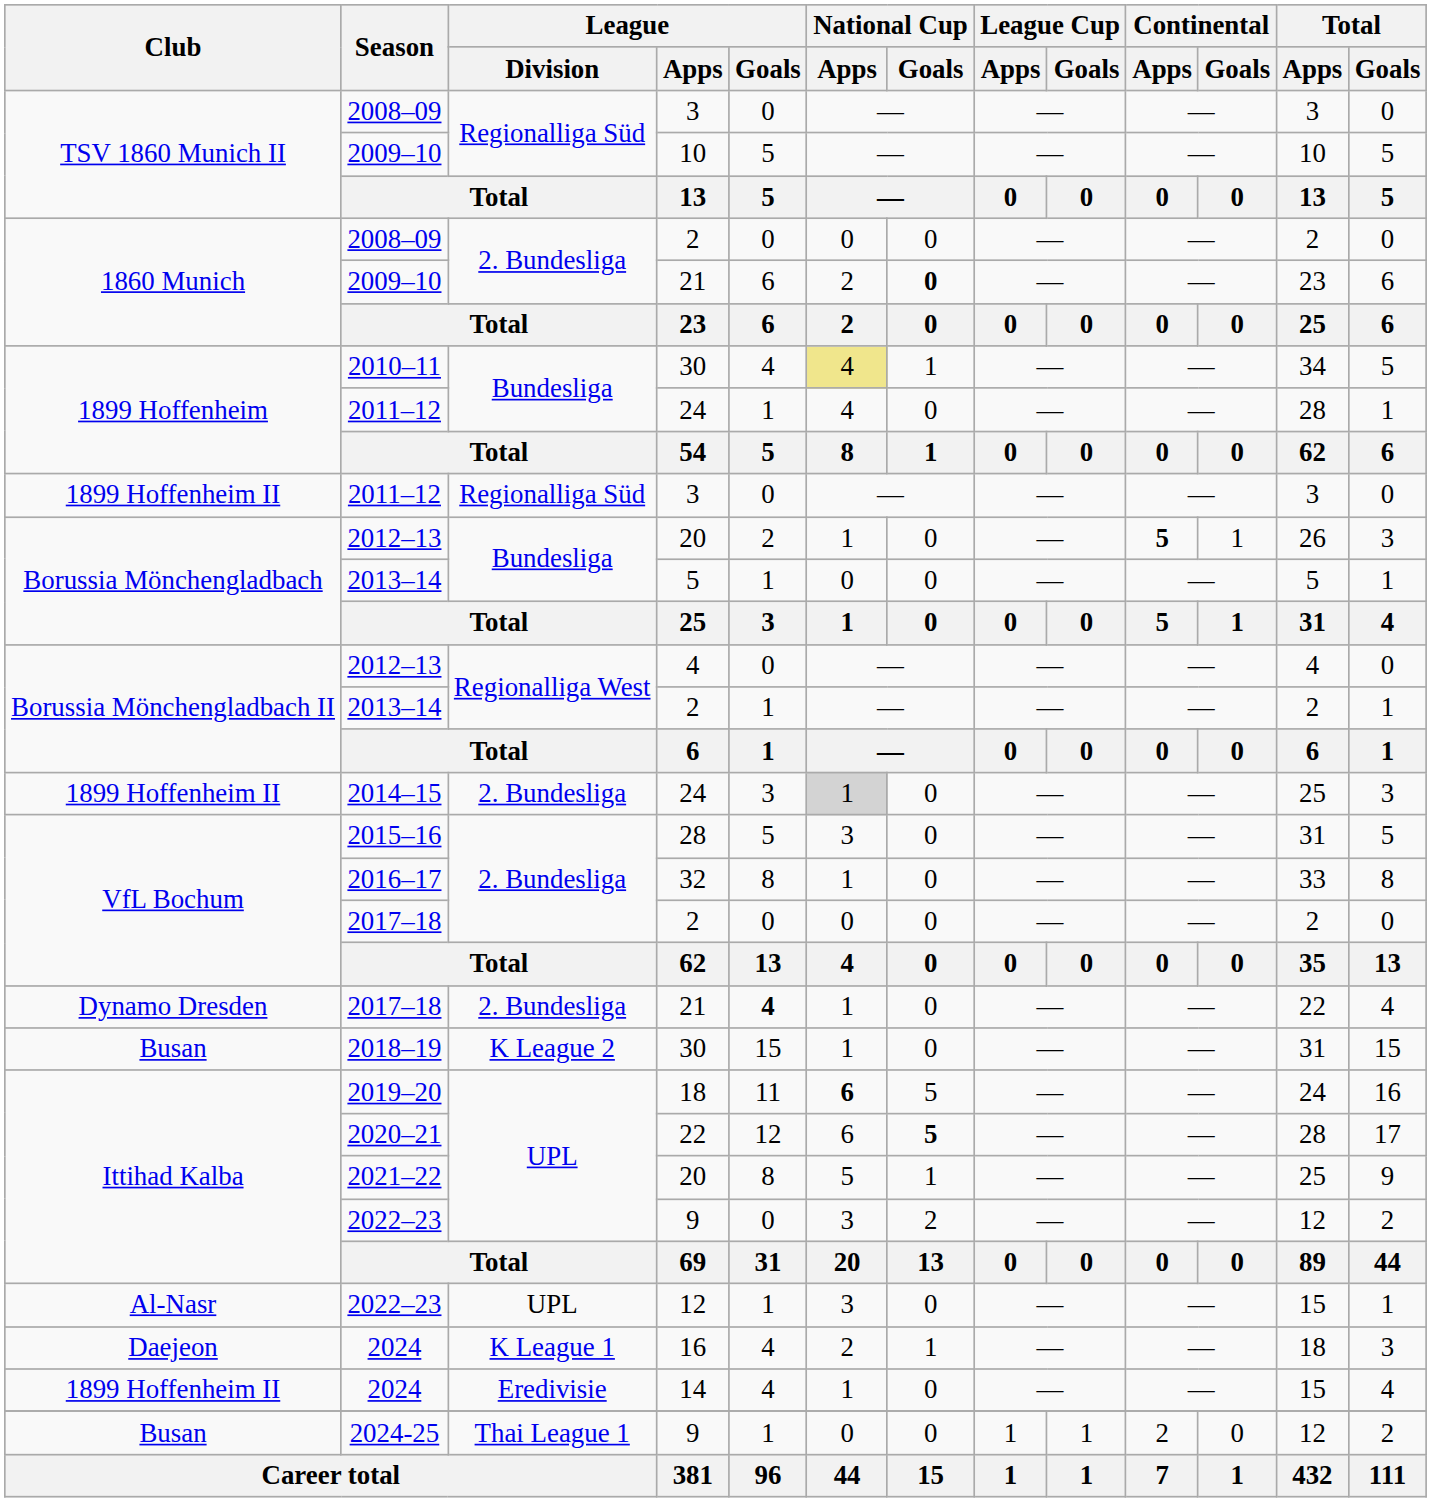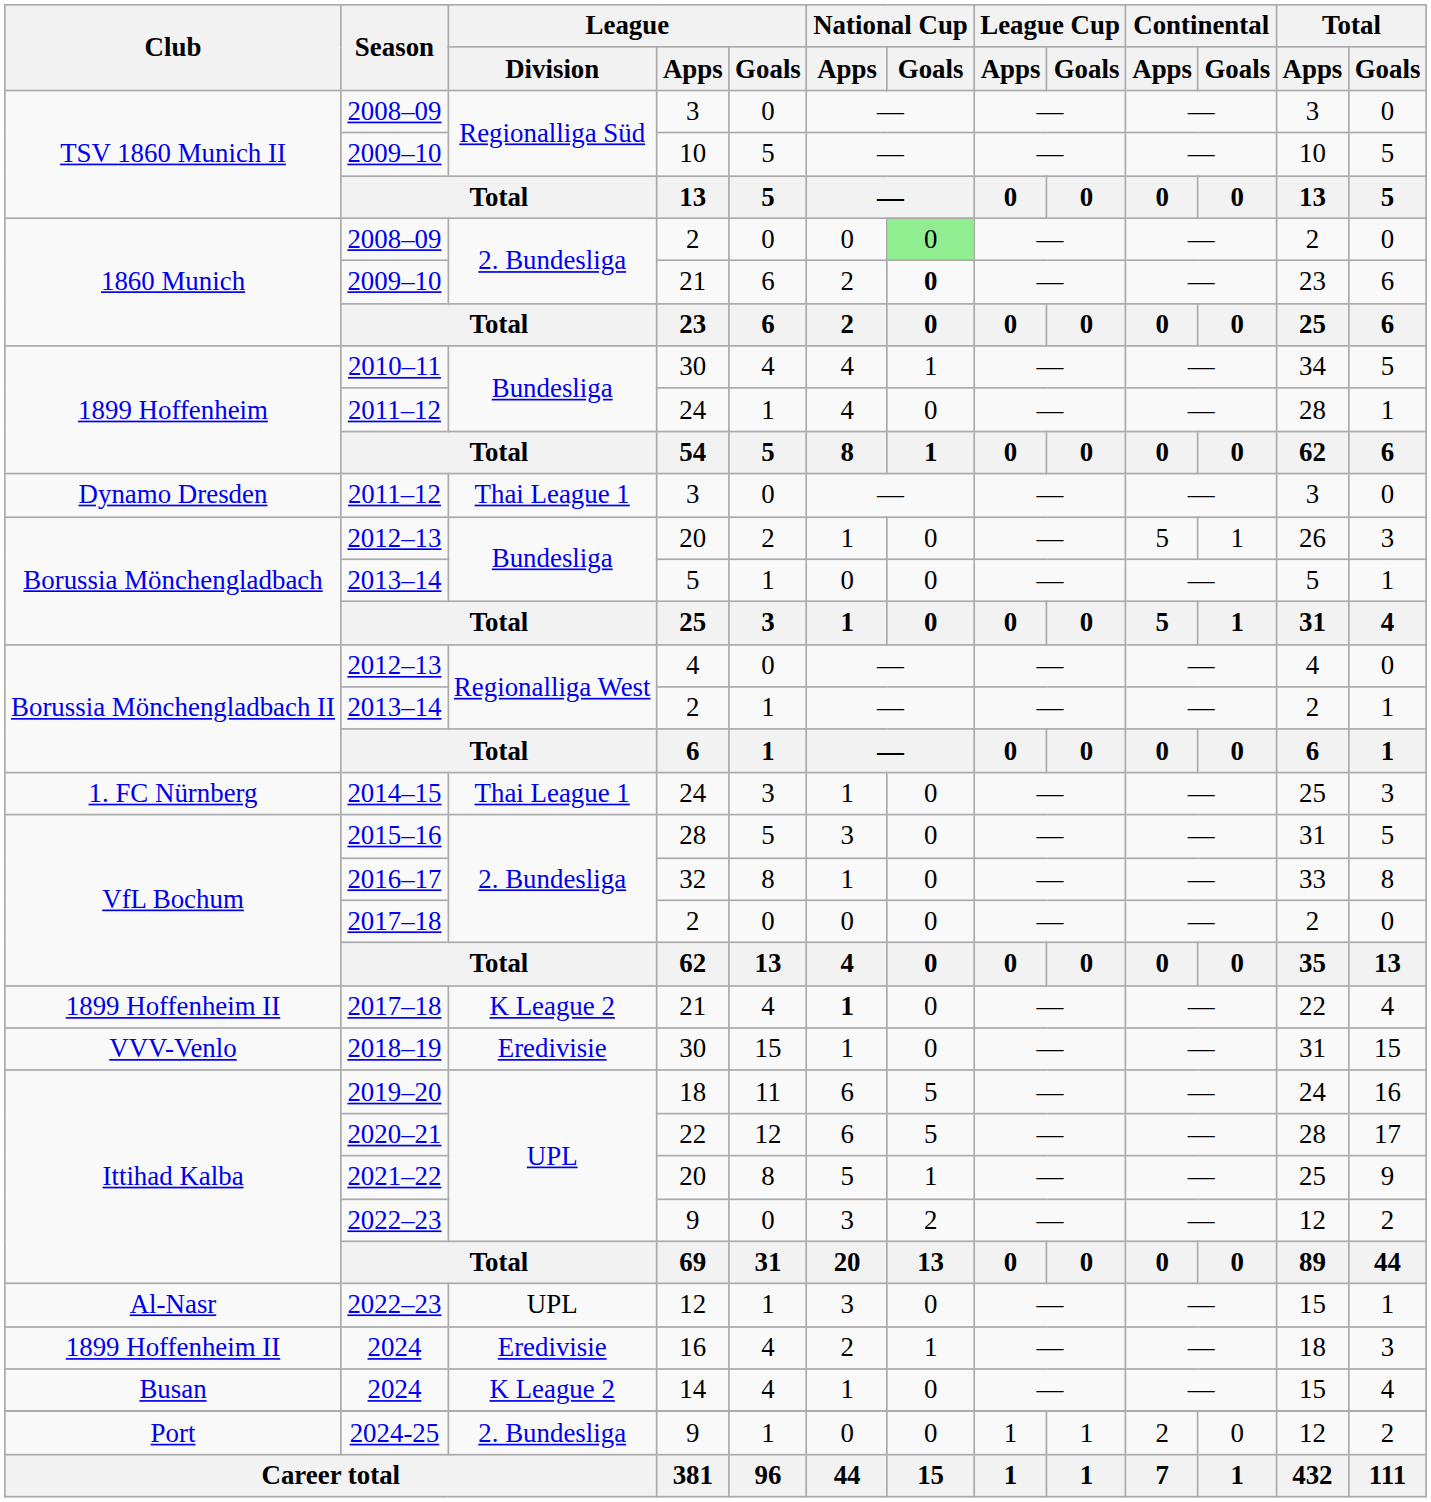(931, 238) no background -> (931, 238) lightgreen background
(847, 366) khaki background -> (847, 366) no background
(173, 494) 1899 Hoffenheim II -> (173, 494) Dynamo Dresden
(552, 494) Regionalliga Süd -> (552, 494) Thai League 1
(1162, 537) bold -> (1162, 537) normal
(173, 793) 1899 Hoffenheim II -> (173, 793) 1. FC Nürnberg
(552, 793) 2. Bundesliga -> (552, 793) Thai League 1
(847, 793) lightgrey background -> (847, 793) no background
(173, 1006) Dynamo Dresden -> (173, 1006) 1899 Hoffenheim II
(552, 1006) 2. Bundesliga -> (552, 1006) K League 2
(768, 1006) bold -> (768, 1006) normal
(847, 1006) normal -> (847, 1006) bold
(173, 1048) Busan -> (173, 1048) VVV-Venlo
(552, 1048) K League 2 -> (552, 1048) Eredivisie
(847, 1091) bold -> (847, 1091) normal
(931, 1134) bold -> (931, 1134) normal
(173, 1347) Daejeon -> (173, 1347) 1899 Hoffenheim II
(552, 1347) K League 1 -> (552, 1347) Eredivisie
(173, 1389) 1899 Hoffenheim II -> (173, 1389) Busan
(552, 1389) Eredivisie -> (552, 1389) K League 2
(173, 1432) Busan -> (173, 1432) Port
(552, 1432) Thai League 1 -> (552, 1432) 2. Bundesliga
